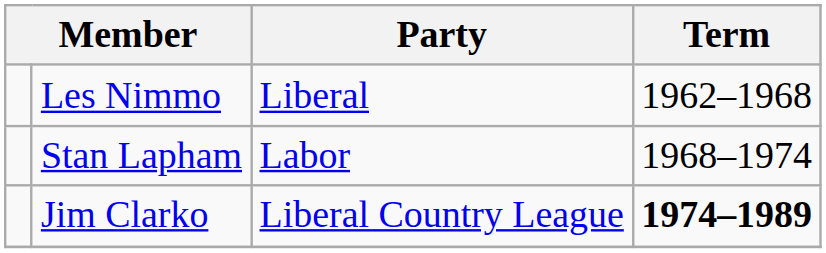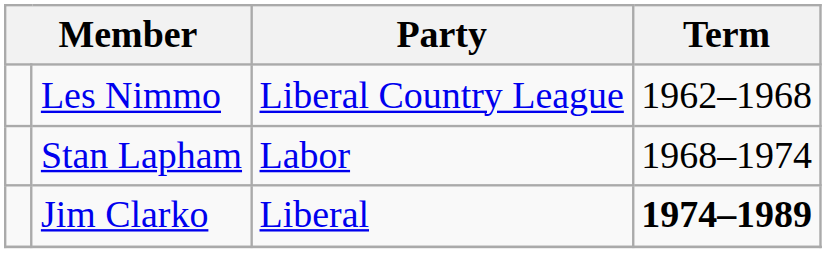(314, 94) Liberal -> (442, 94) Liberal Country League
(442, 214) Liberal Country League -> (314, 214) Liberal
